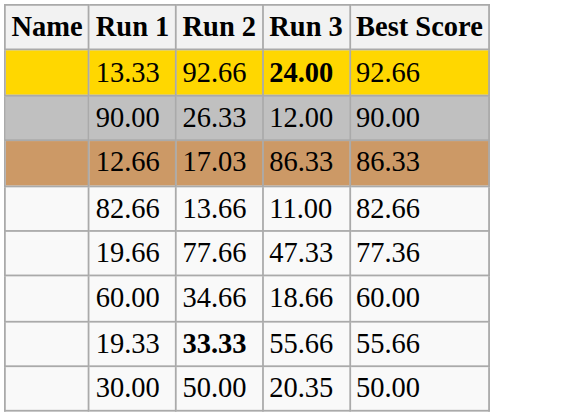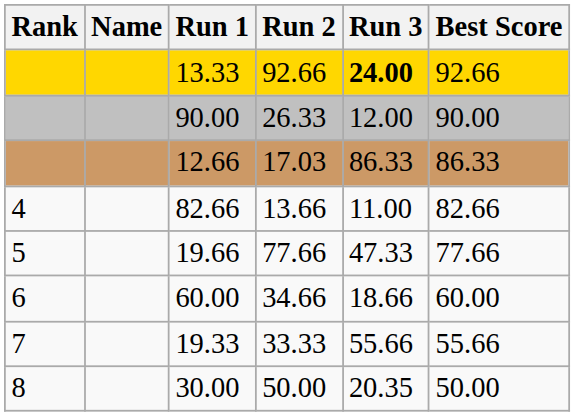+ column: (45, 27)
(388, 252) 77.36 -> (468, 252) 77.66
(215, 343) bold -> (294, 343) normal
